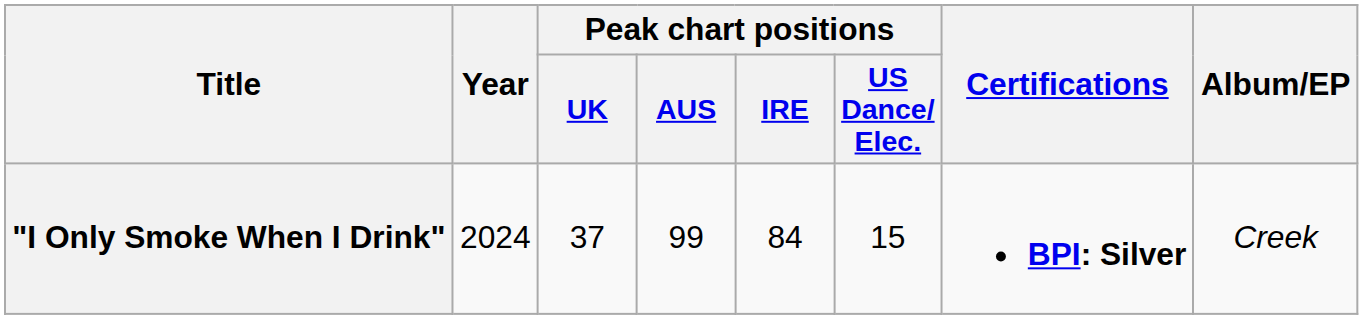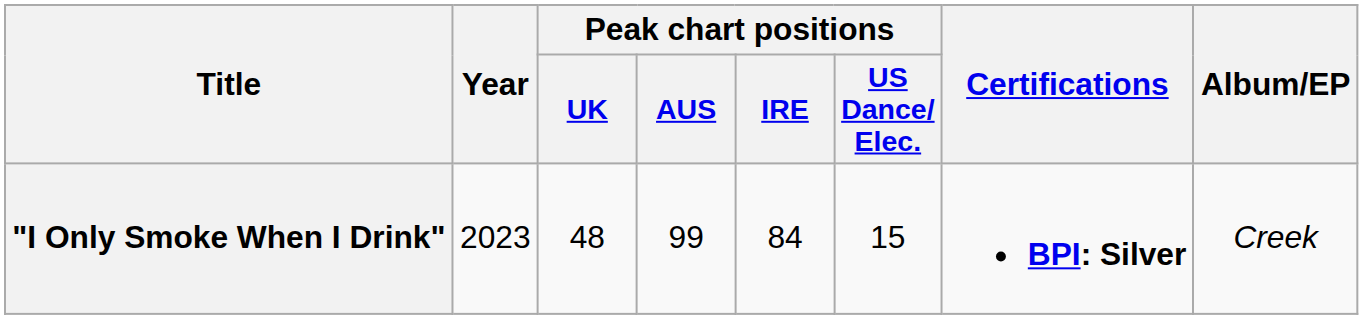(495, 237) 2024 -> (495, 237) 2023
(587, 237) 37 -> (587, 237) 48
